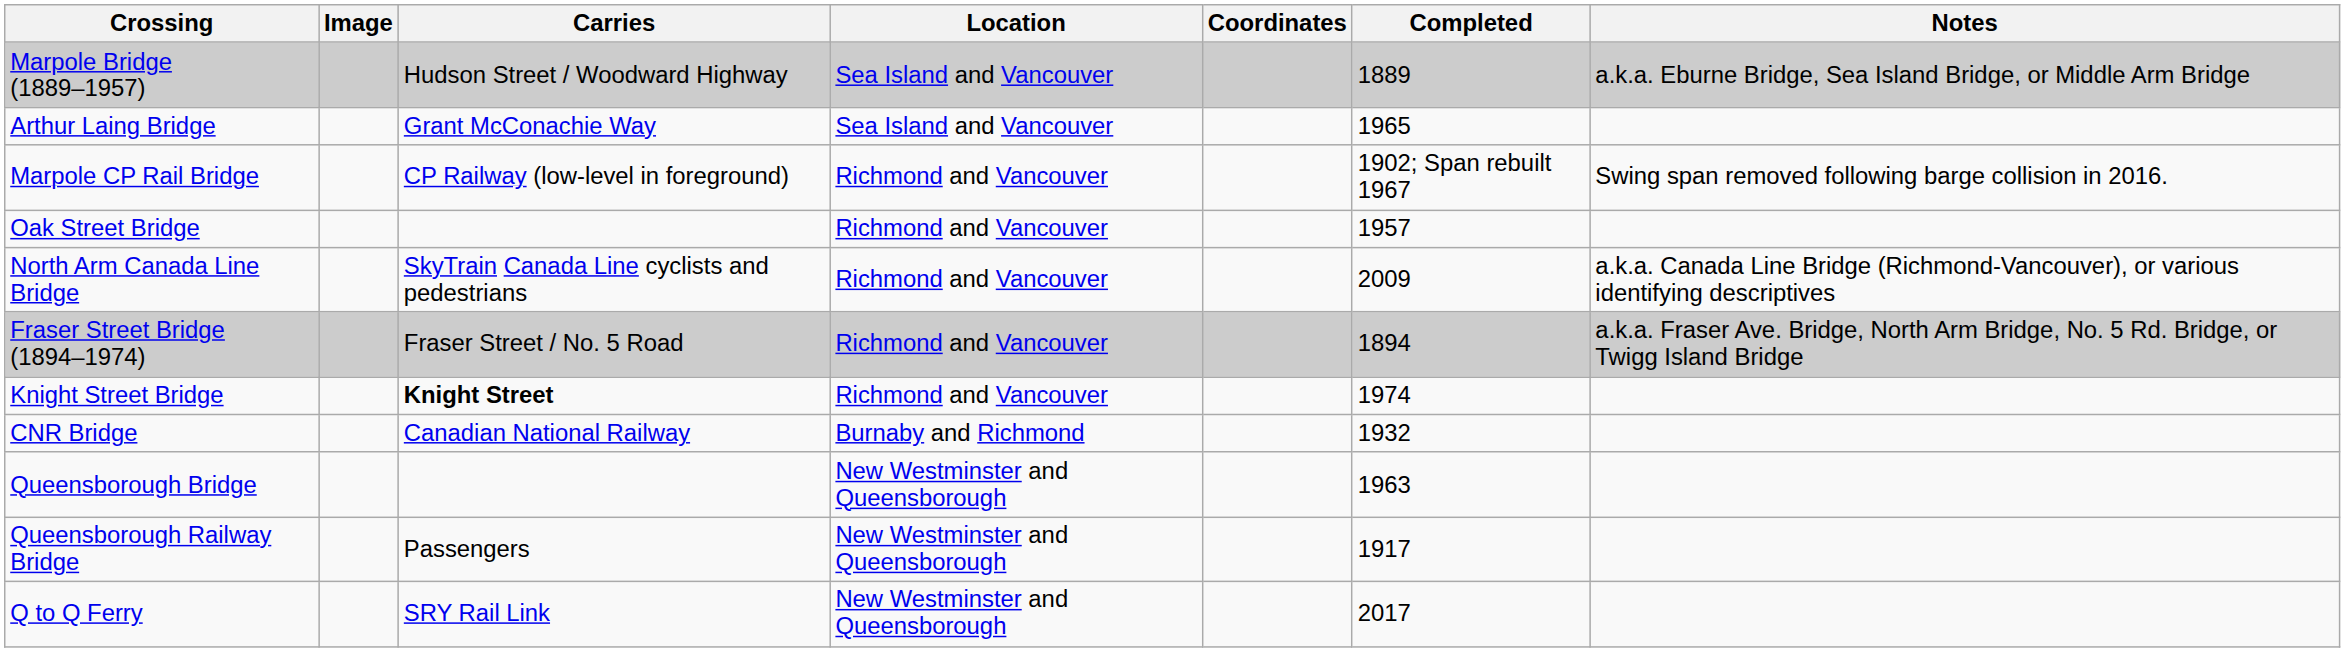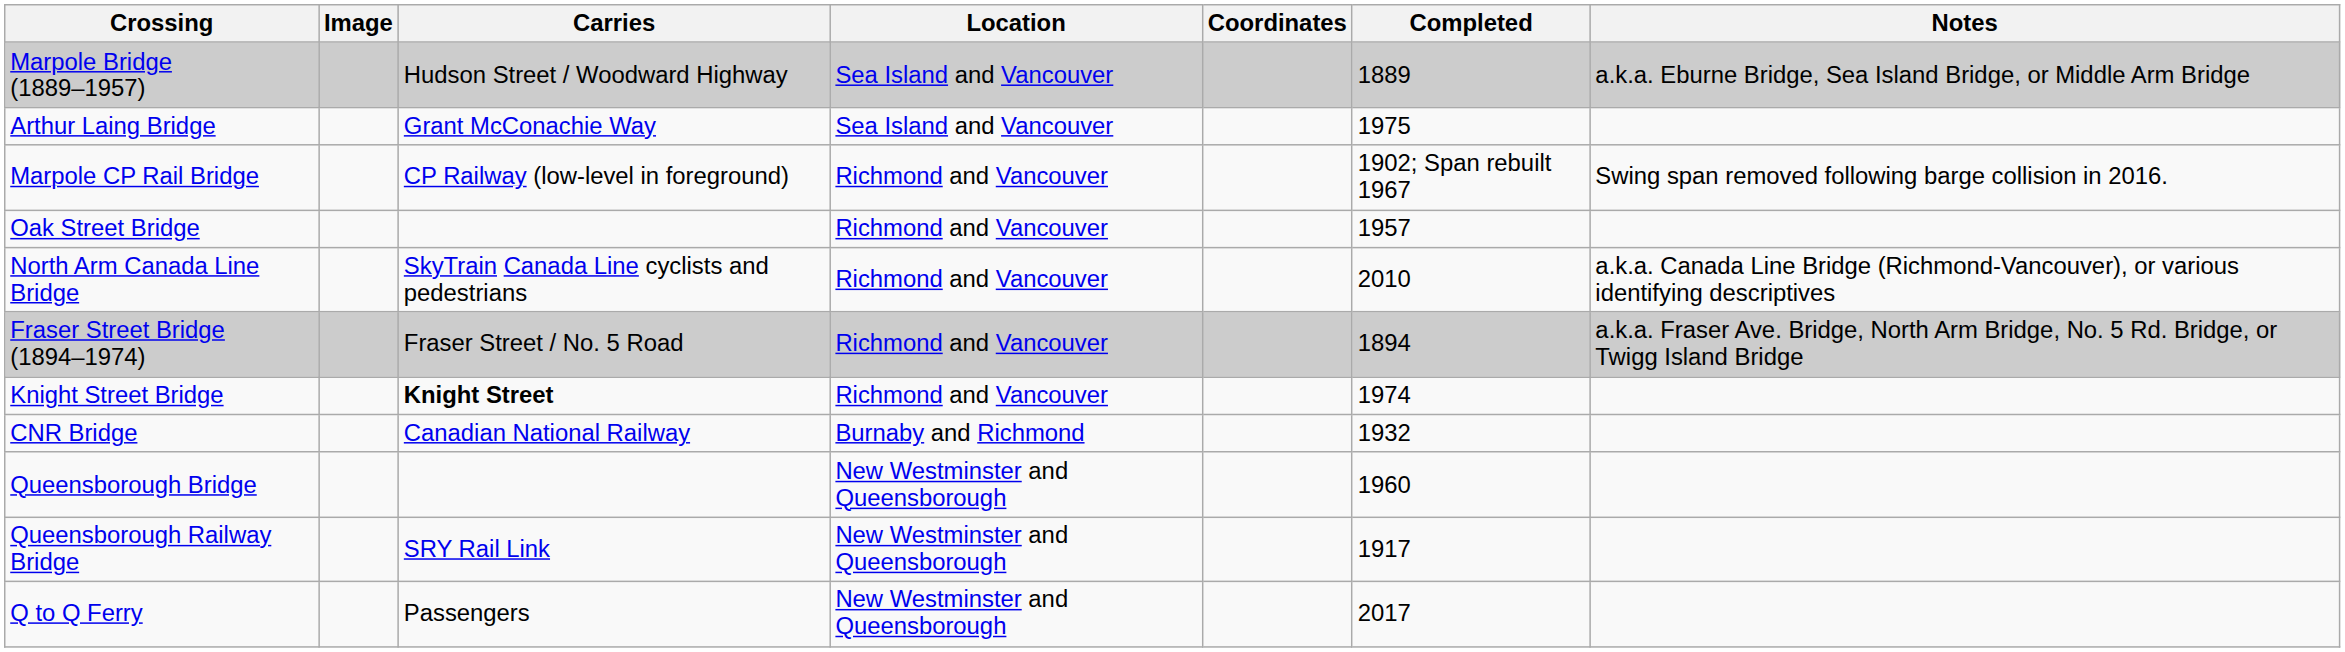(1384, 125) 1965 -> (1384, 125) 1975
(1384, 279) 2009 -> (1384, 279) 2010
(1384, 484) 1963 -> (1384, 484) 1960
(467, 549) Passengers -> (477, 549) SRY Rail Link
(477, 613) SRY Rail Link -> (467, 613) Passengers
